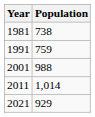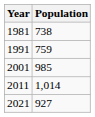(43, 67) 988 -> (43, 67) 985
(43, 103) 929 -> (43, 103) 927
